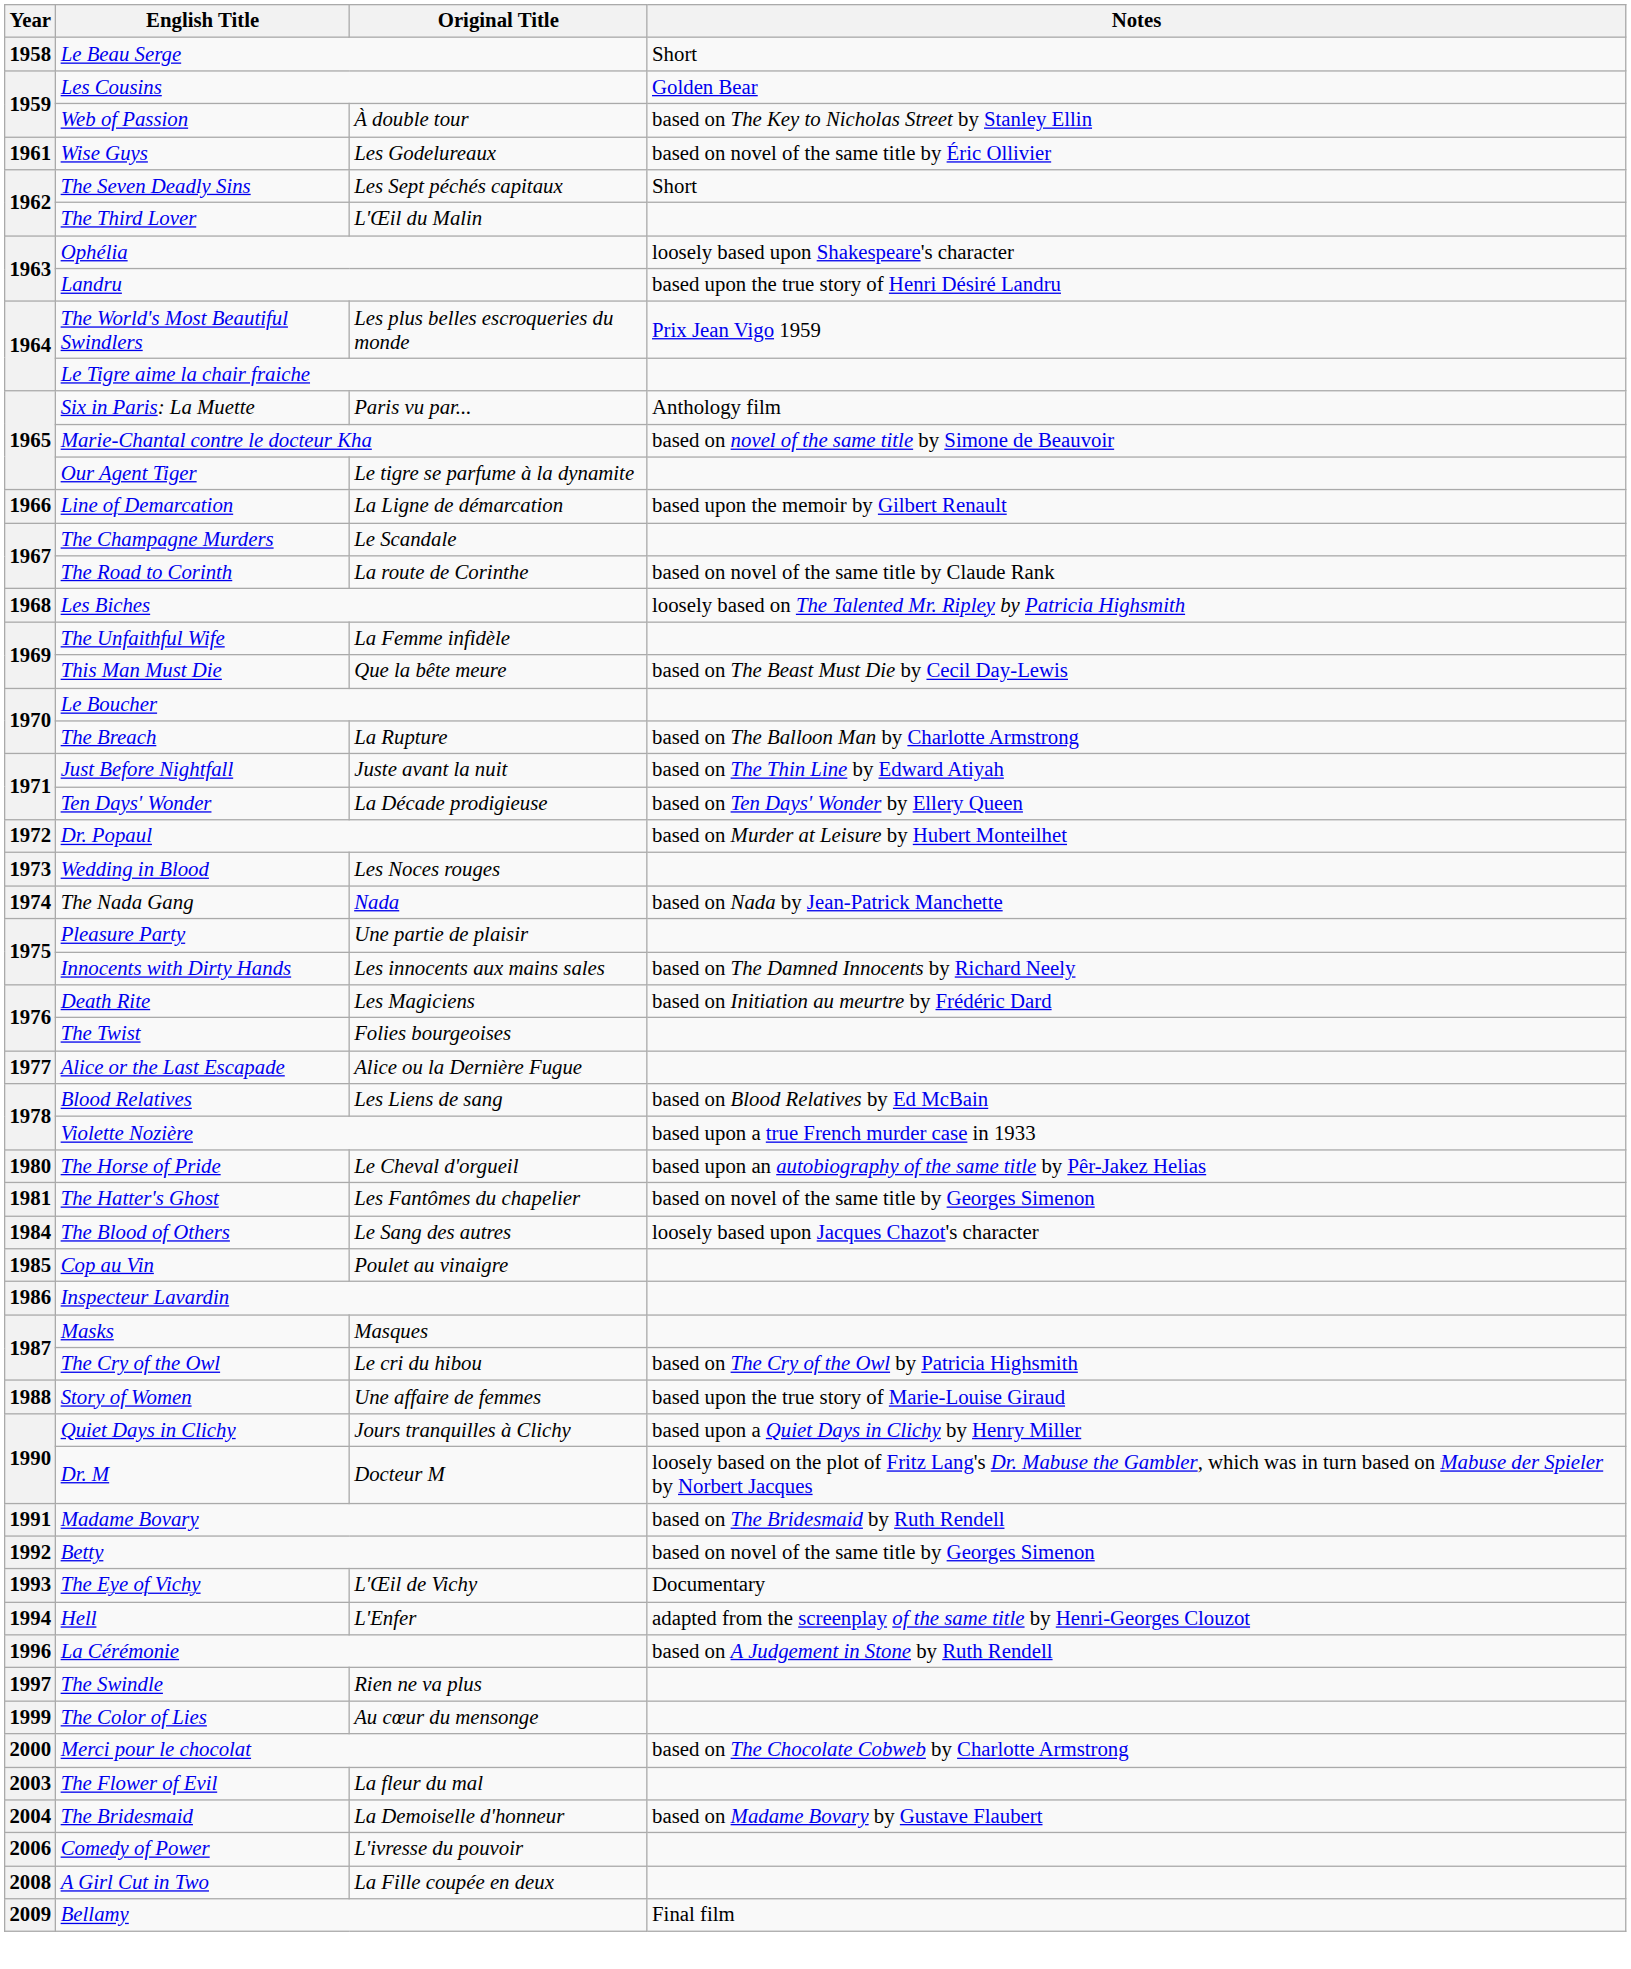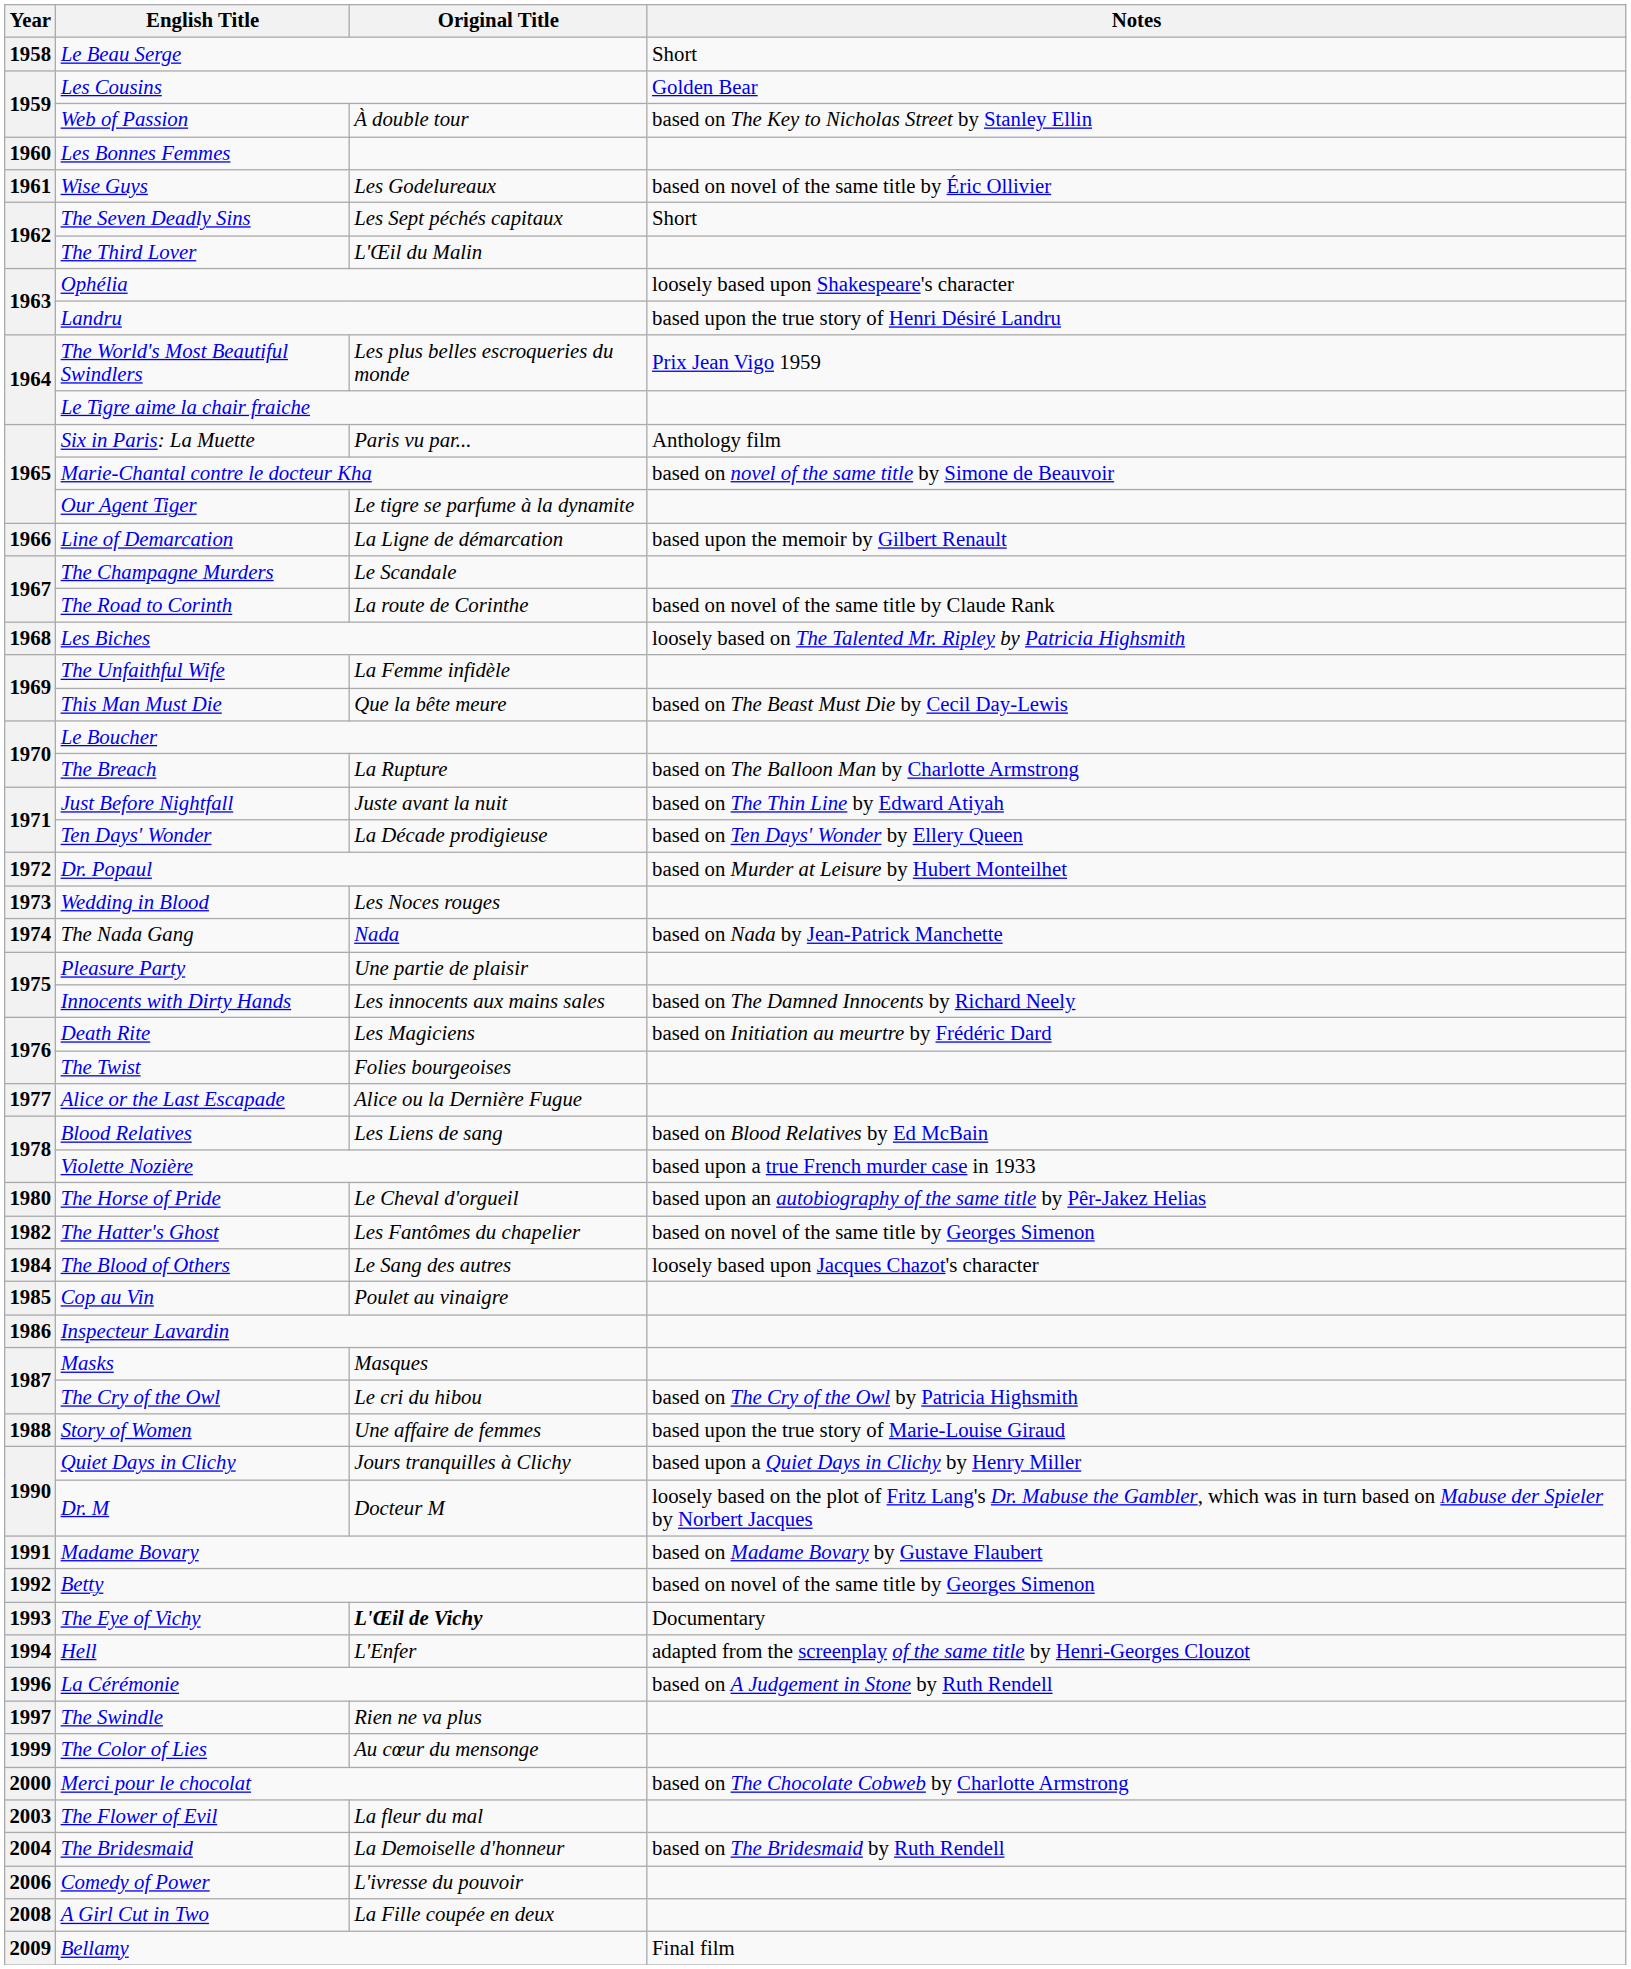+ row: (146, 152)
(30, 1198) 1981 -> (30, 1231) 1982
(828, 1519) based on The Bridesmaid by Ruth Rendell -> (847, 1552) based on Madame Bovary by Gustave Flaubert
(416, 1585) normal -> (418, 1618) bold
(847, 1816) based on Madame Bovary by Gustave Flaubert -> (828, 1849) based on The Bridesmaid by Ruth Rendell
